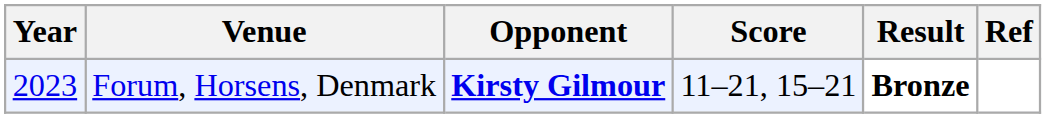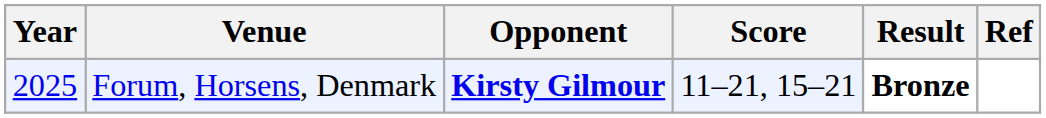(45, 84) 2023 -> (45, 84) 2025
